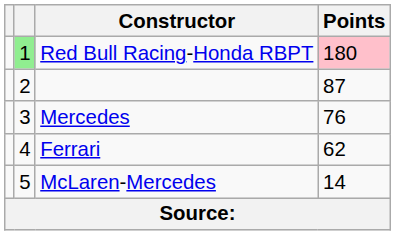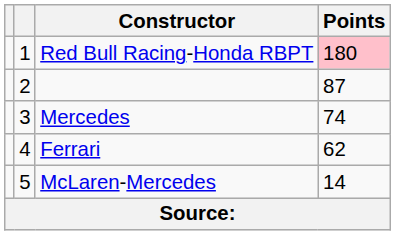(25, 53) lightgreen background -> (25, 53) no background
(334, 117) 76 -> (334, 117) 74
